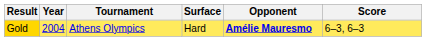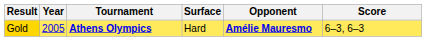(53, 28) 2004 -> (53, 28) 2005
(107, 28) normal -> (110, 28) bold
